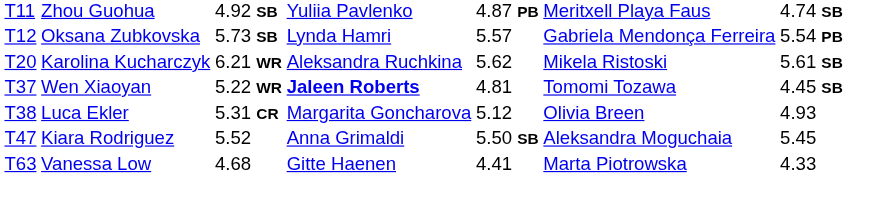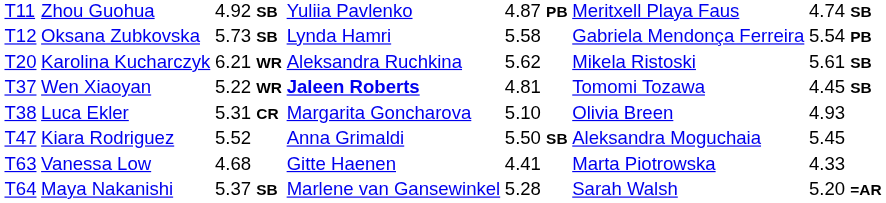(494, 36) 5.57 -> (523, 36) 5.58
(494, 112) 5.12 -> (523, 112) 5.10
+ row: (107, 189)
